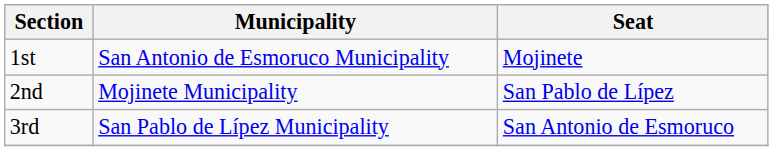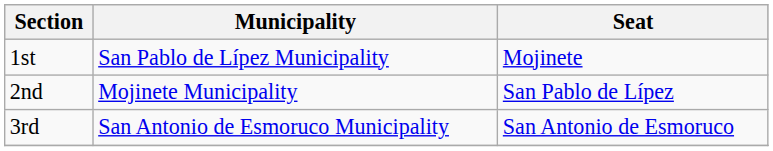(274, 57) San Antonio de Esmoruco Municipality -> (244, 57) San Pablo de Lípez Municipality
(244, 127) San Pablo de Lípez Municipality -> (274, 127) San Antonio de Esmoruco Municipality
